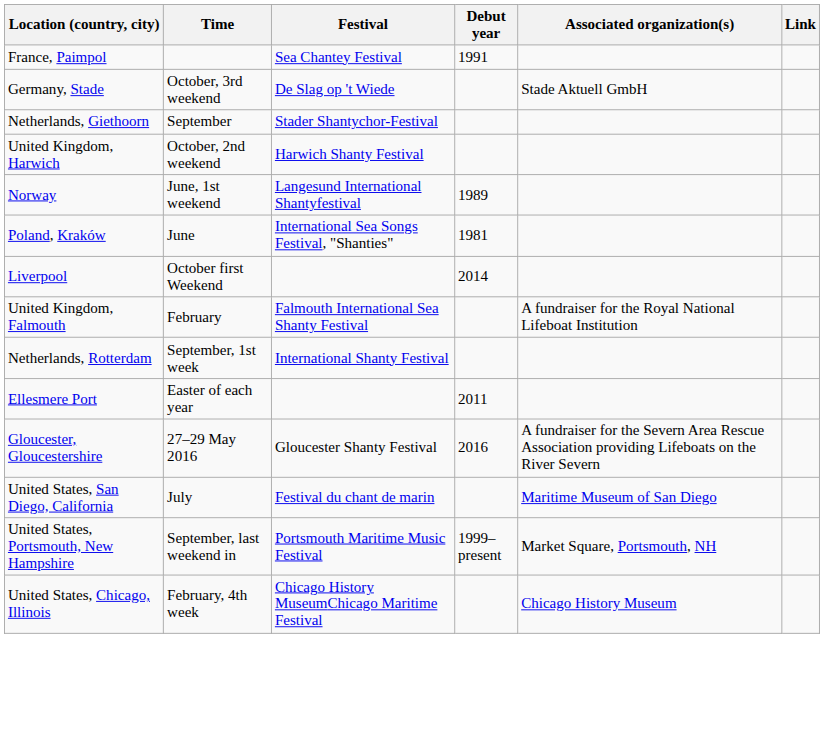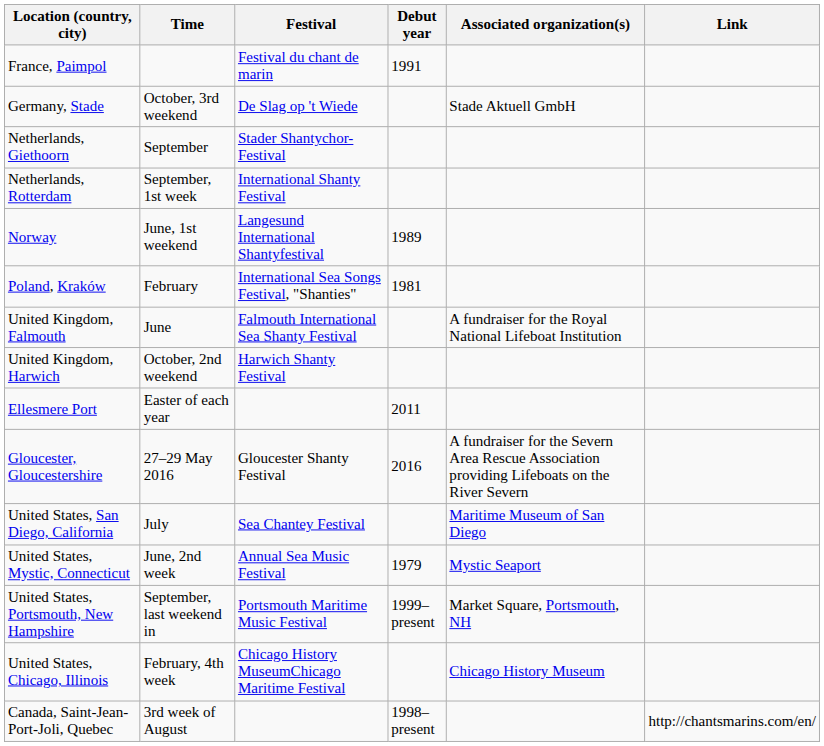(338, 57) Sea Chantey Festival -> (298, 65) Festival du chant de marin
rows swapped: (80, 357) <-> (61, 154)
(181, 235) June -> (171, 286) February
- row: (38, 276)
(194, 317) February -> (157, 327) June
(355, 497) Festival du chant de marin -> (301, 524) Sea Chantey Festival
+ row: (69, 564)
+ row: (68, 721)
